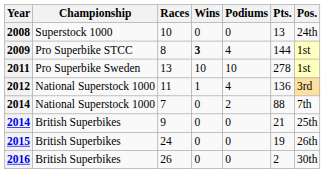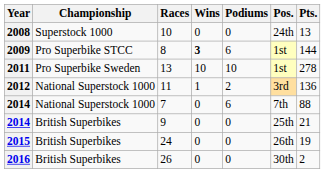columns swapped: (282, 13) <-> (307, 13)
(228, 50) 4 -> (228, 50) 6
(228, 86) 4 -> (228, 86) 2
(228, 104) 2 -> (228, 104) 6
